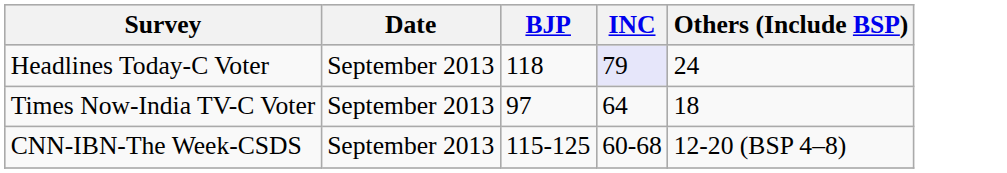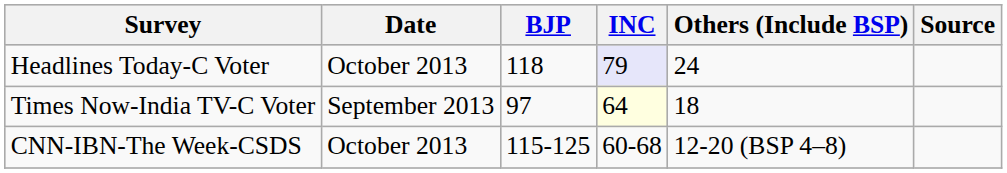+ column: (958, 24)
(411, 65) September 2013 -> (397, 65) October 2013
(615, 106) no background -> (615, 106) lightyellow background
(411, 146) September 2013 -> (397, 146) October 2013
